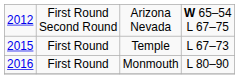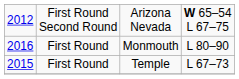rows swapped: (151, 45) <-> (151, 64)
